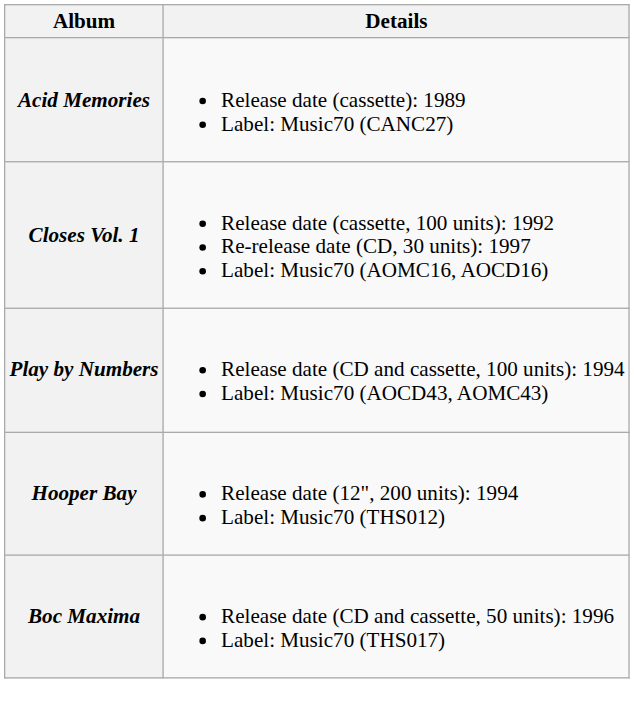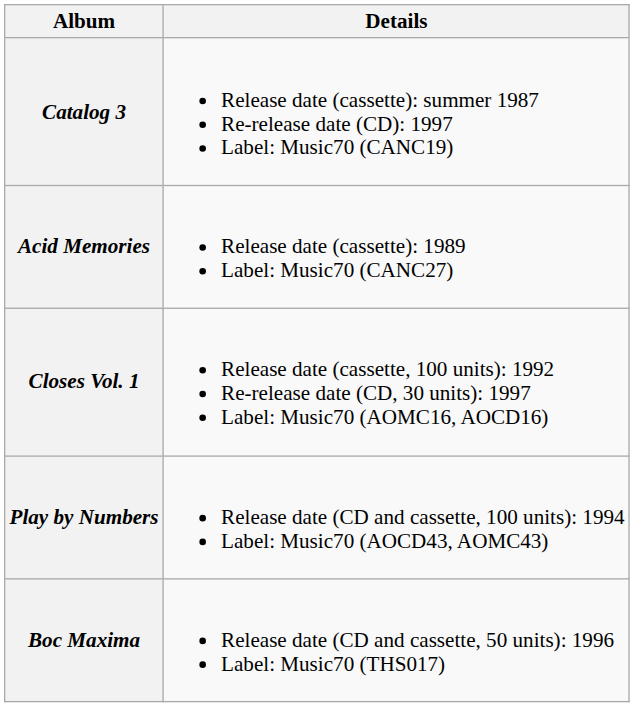+ row: (84, 111)
- row: (84, 493)
